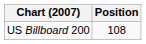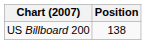(117, 30) 108 -> (117, 30) 138
